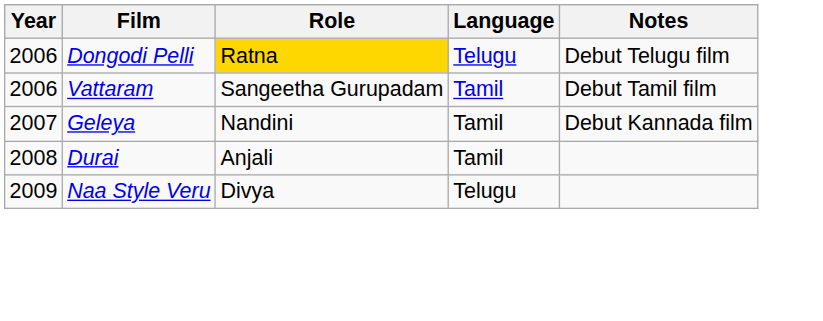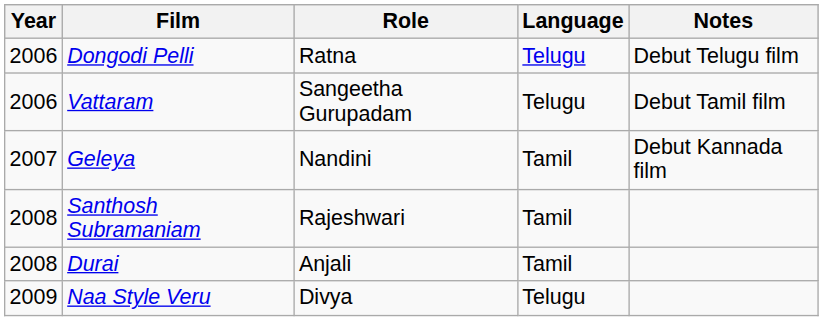(249, 55) gold background -> (327, 55) no background
(478, 89) Tamil -> (554, 101) Telugu
+ row: (134, 217)
